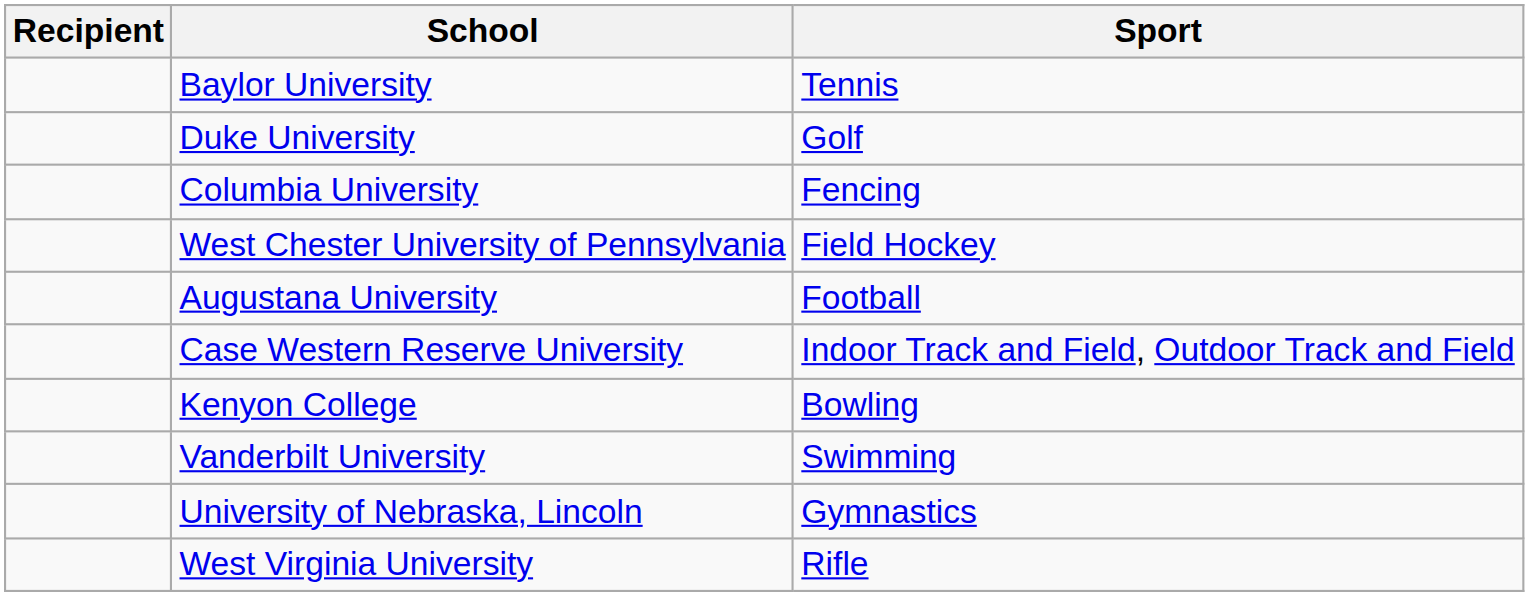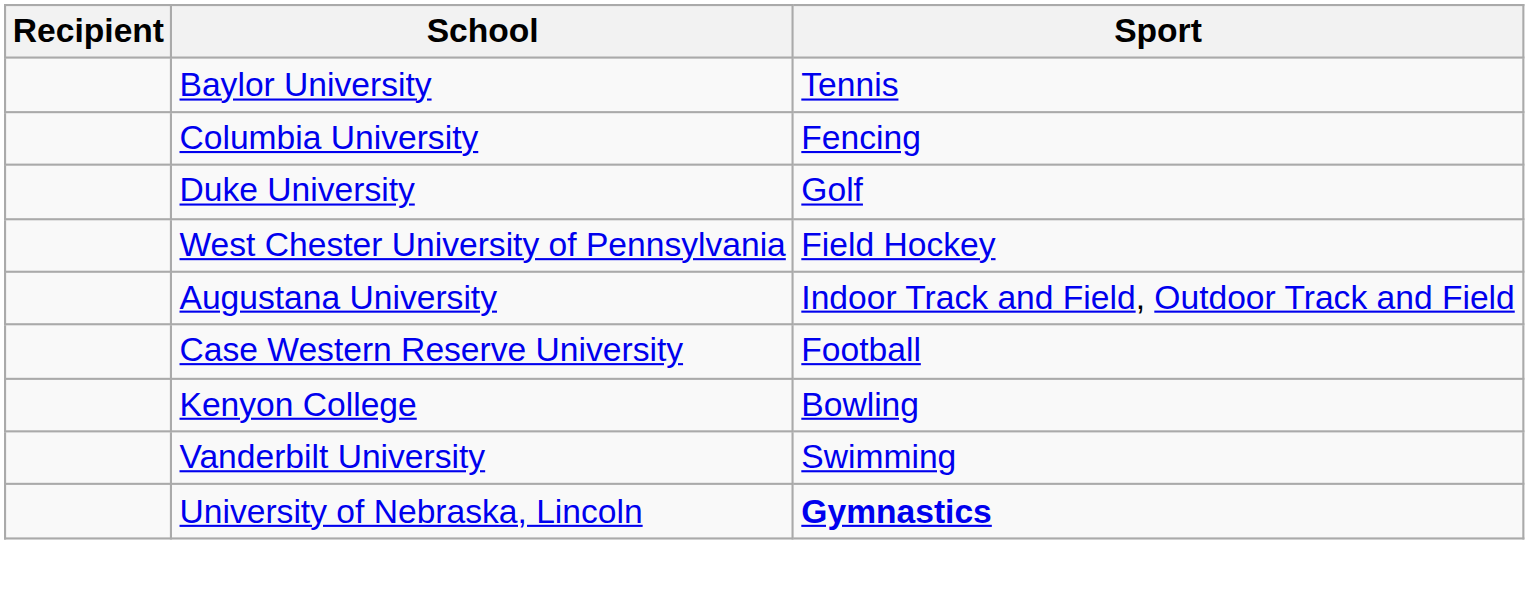rows swapped: (329, 191) <-> (297, 137)
(861, 297) Football -> (1158, 297) Indoor Track and Field, Outdoor Track and Field
(1158, 350) Indoor Track and Field, Outdoor Track and Field -> (861, 350) Football
(889, 510) normal -> (897, 510) bold
- row: (356, 564)
